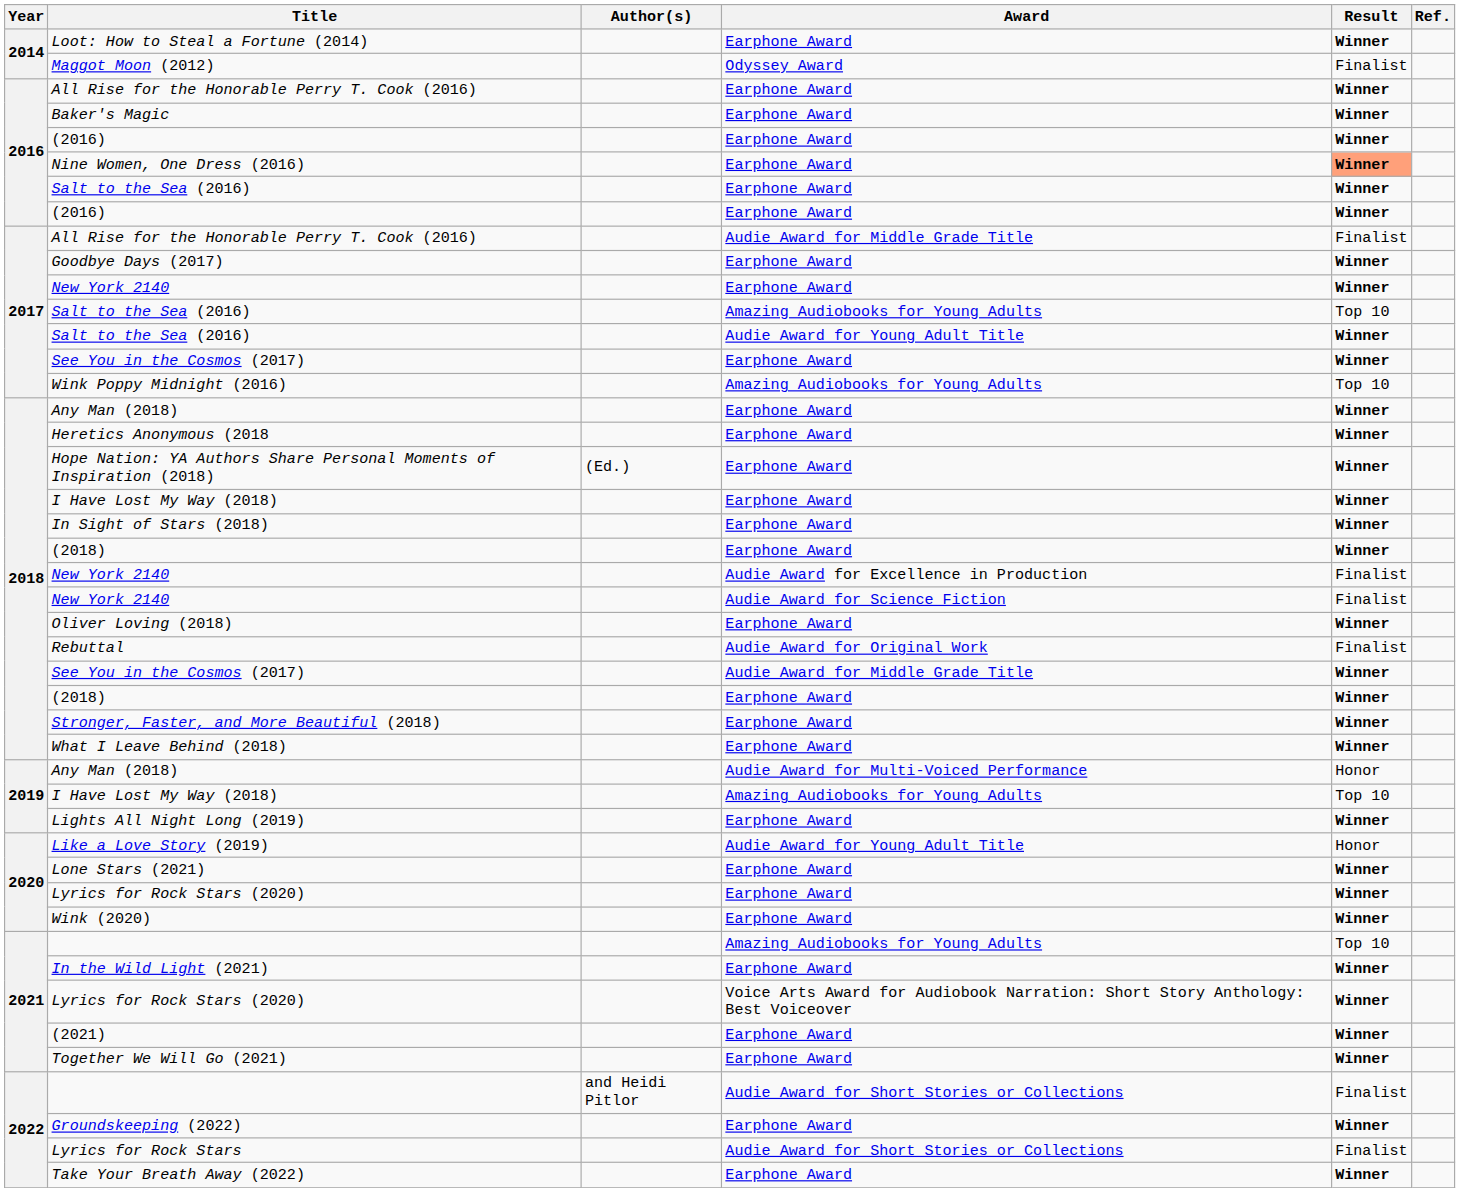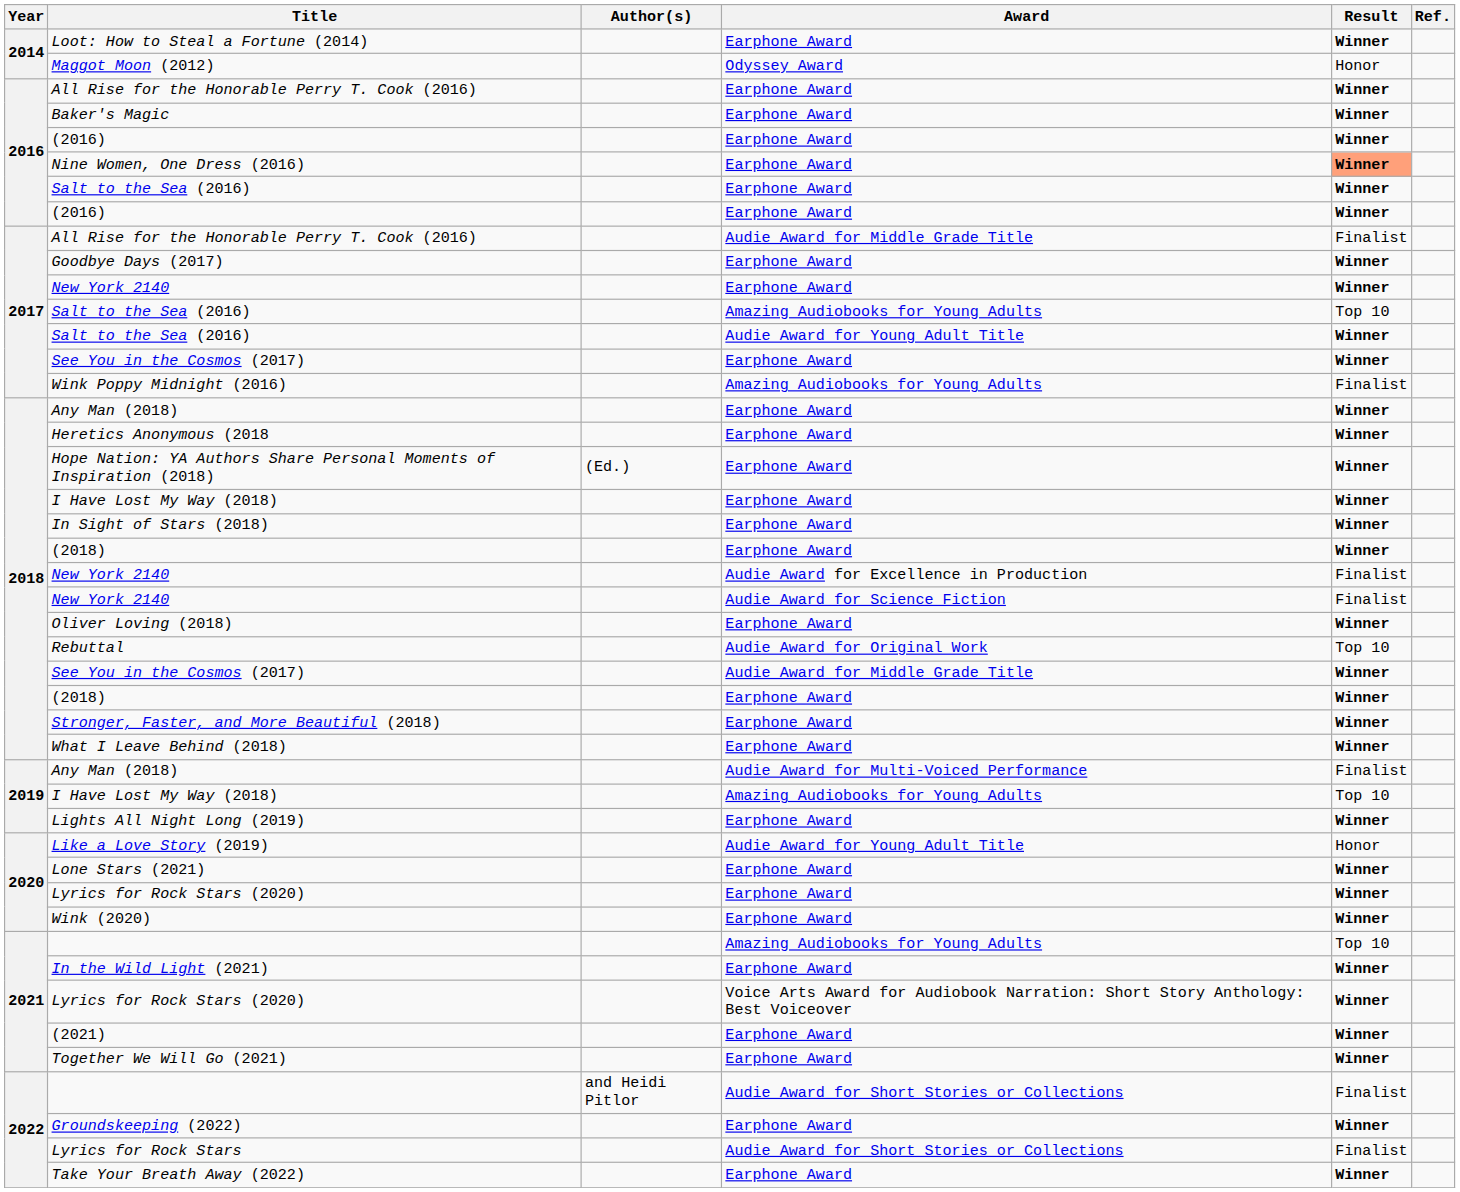(1371, 66) Finalist -> (1358, 66) Honor
(1362, 386) Top 10 -> (1371, 386) Finalist
(1371, 649) Finalist -> (1362, 649) Top 10
(1358, 772) Honor -> (1371, 772) Finalist
